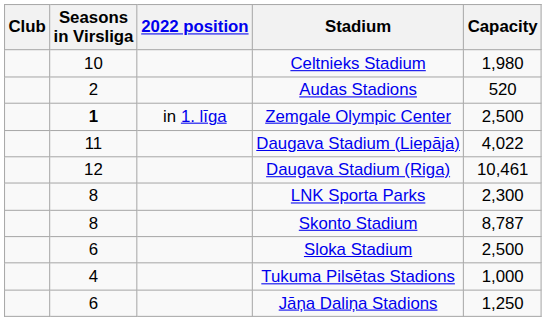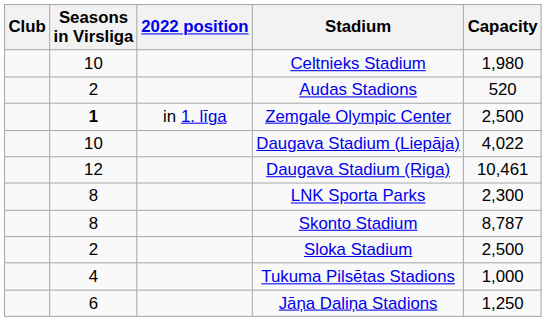(93, 143) 11 -> (93, 143) 10
(93, 249) 6 -> (93, 249) 2
